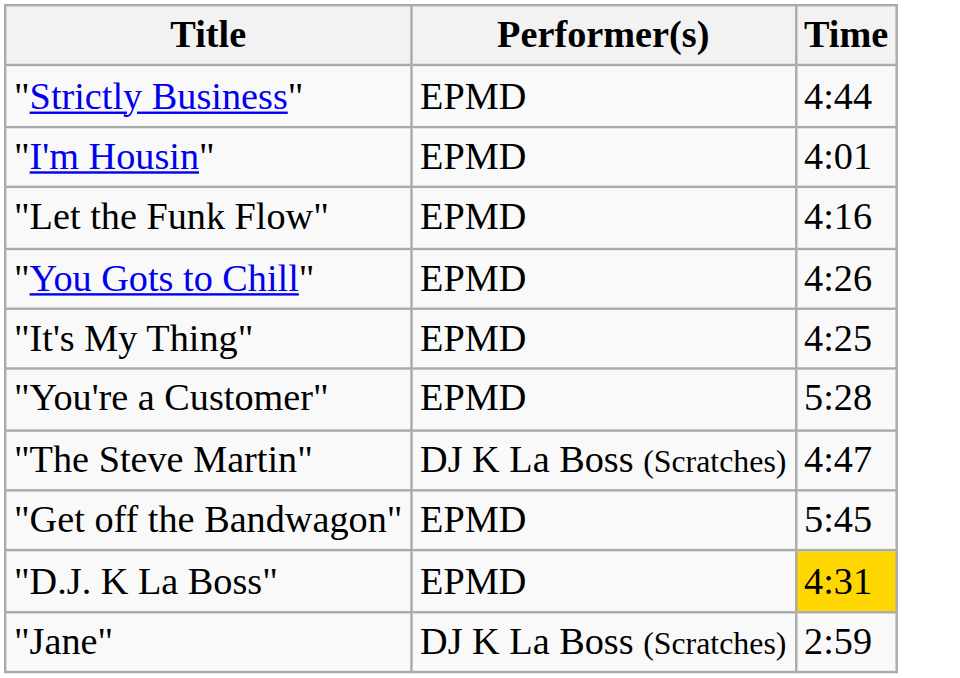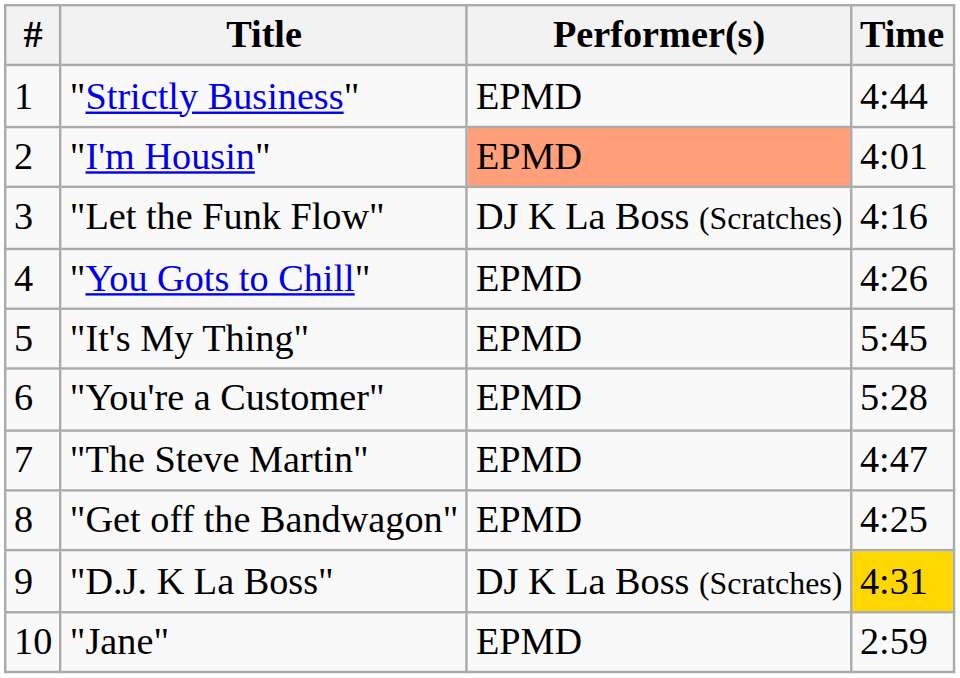+ column: (33, 34)
(473, 156) no background -> (529, 156) lightsalmon background
(473, 216) EPMD -> (659, 216) DJ K La Boss (Scratches)
(838, 338) 4:25 -> (894, 338) 5:45
(603, 459) DJ K La Boss (Scratches) -> (529, 459) EPMD
(838, 519) 5:45 -> (894, 519) 4:25
(473, 580) EPMD -> (659, 580) DJ K La Boss (Scratches)
(603, 641) DJ K La Boss (Scratches) -> (529, 641) EPMD
